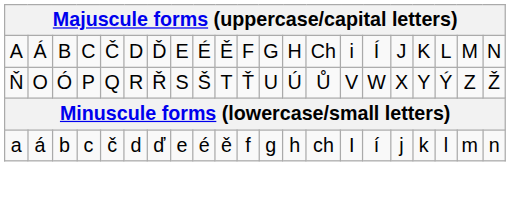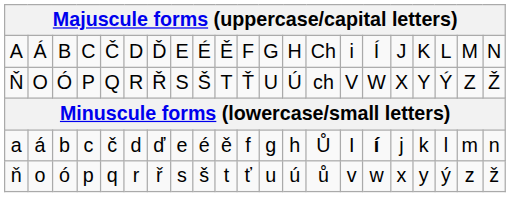(323, 82) Ů -> (323, 82) ch
(323, 144) ch -> (323, 144) Ů
(377, 144) normal -> (377, 144) bold
+ row: (16, 176)
